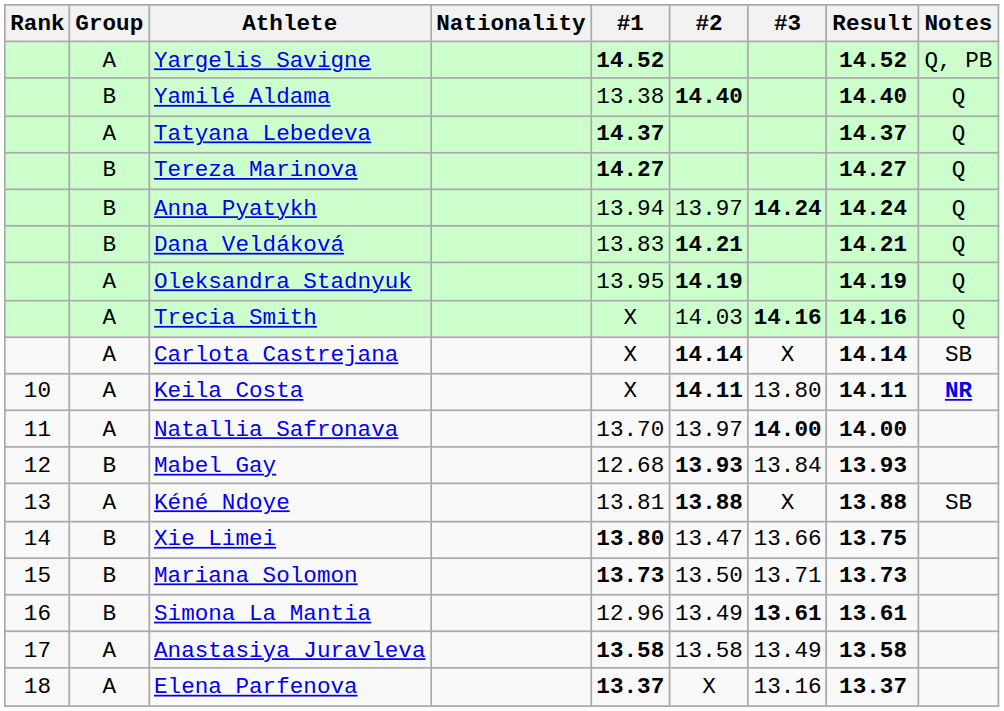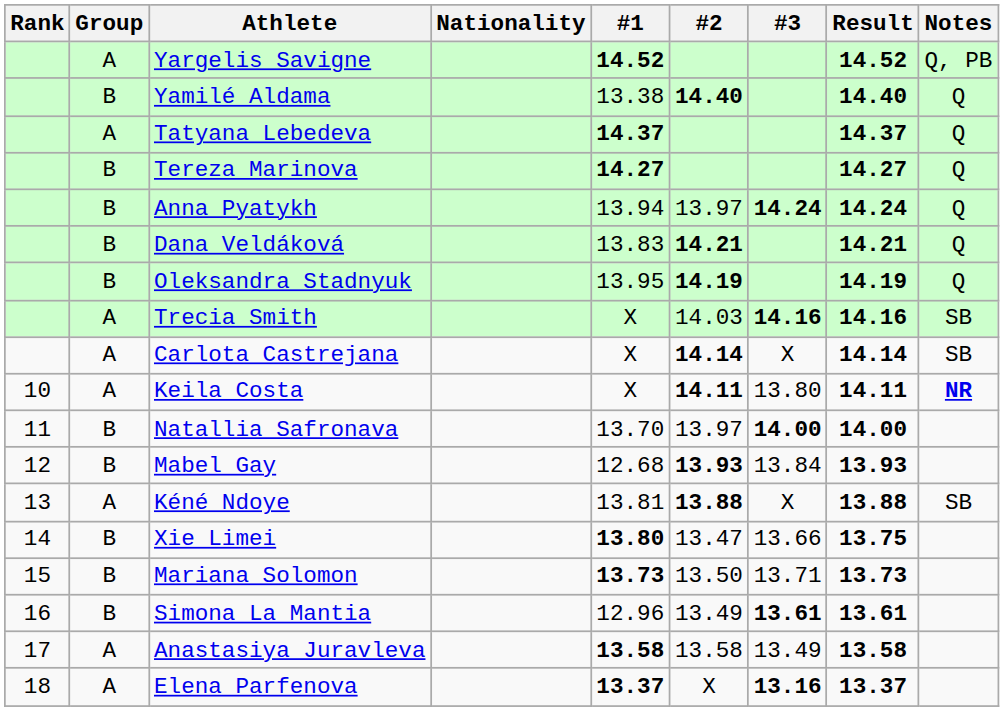(109, 281) A -> (109, 281) B
(958, 318) Q -> (958, 318) SB
(109, 429) A -> (109, 429) B
(788, 687) normal -> (788, 687) bold
